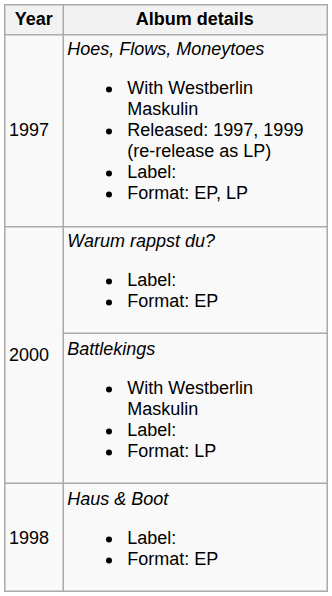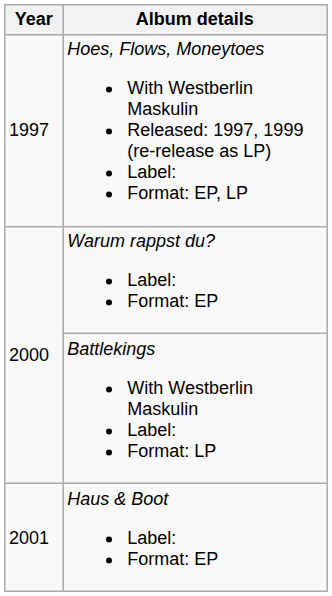(29, 537) 1998 -> (29, 537) 2001
